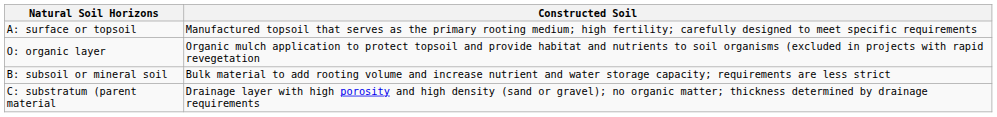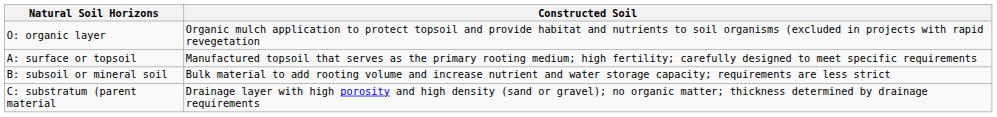rows swapped: (56, 52) <-> (72, 30)
